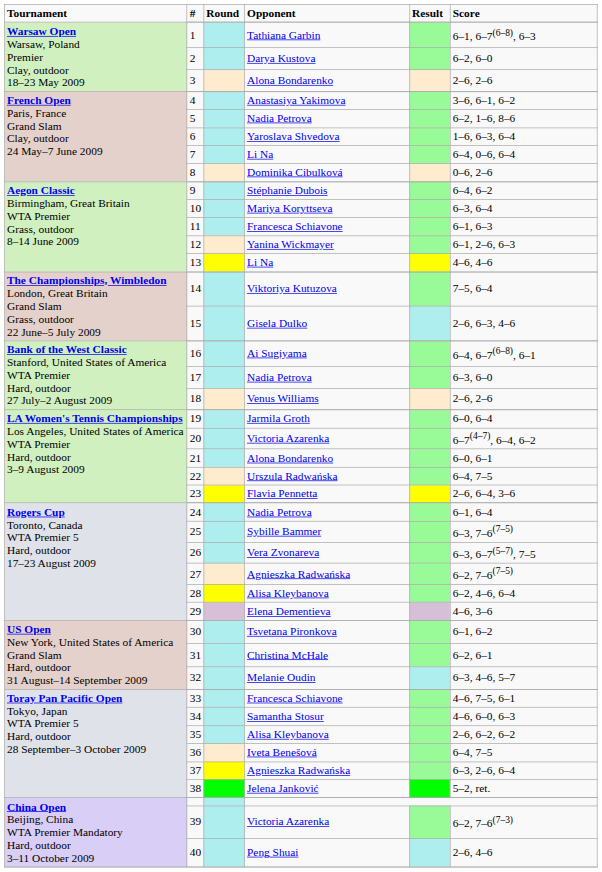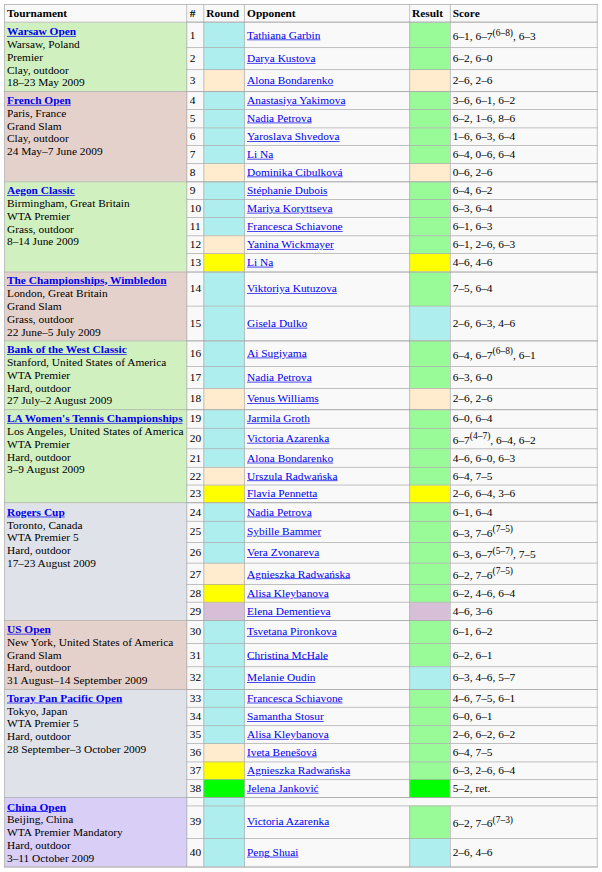(473, 458) 6–0, 6–1 -> (484, 458) 4–6, 6–0, 6–3
(484, 716) 4–6, 6–0, 6–3 -> (473, 716) 6–0, 6–1
